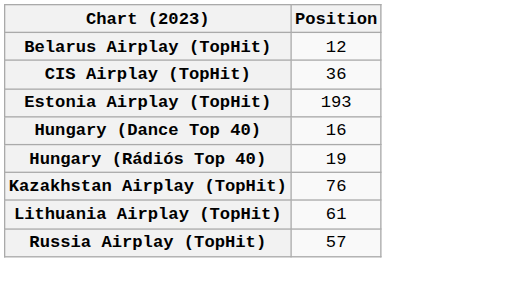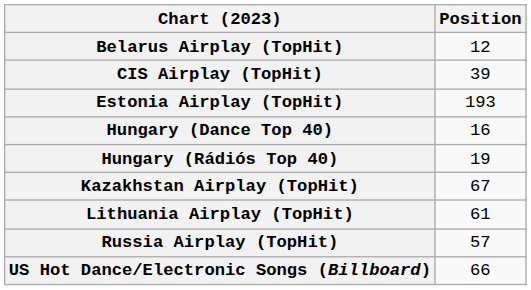(336, 75) 36 -> (480, 75) 39
(336, 186) 76 -> (480, 186) 67
+ row: (220, 270)
